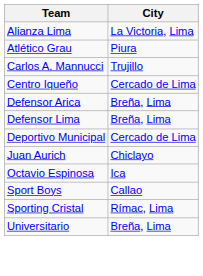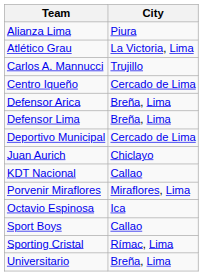(152, 31) La Victoria, Lima -> (124, 31) Piura
(124, 48) Piura -> (152, 48) La Victoria, Lima
+ row: (41, 173)
+ row: (54, 191)
